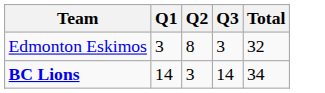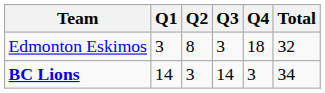+ column: (258, 18)
